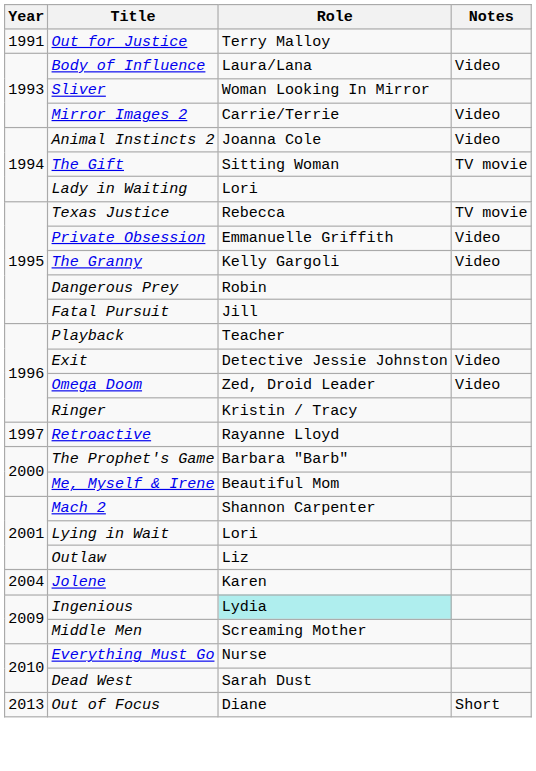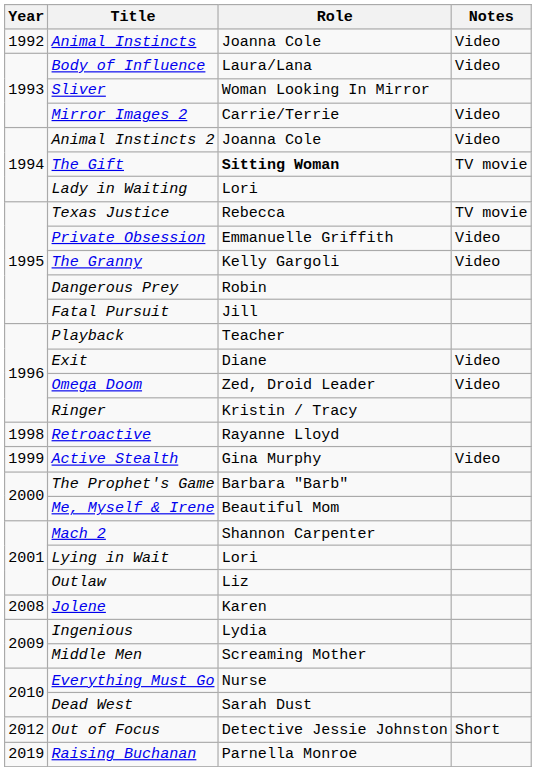- row: (119, 41)
+ row: (124, 41)
(280, 164) normal -> (280, 164) bold
(335, 361) Detective Jessie Johnston -> (244, 361) Diane
(26, 435) 1997 -> (26, 435) 1998
+ row: (115, 459)
(26, 582) 2004 -> (26, 607) 2008
(244, 607) paleturquoise background -> (244, 631) no background
(26, 705) 2013 -> (26, 730) 2012
(244, 705) Diane -> (335, 730) Detective Jessie Johnston
+ row: (124, 754)
